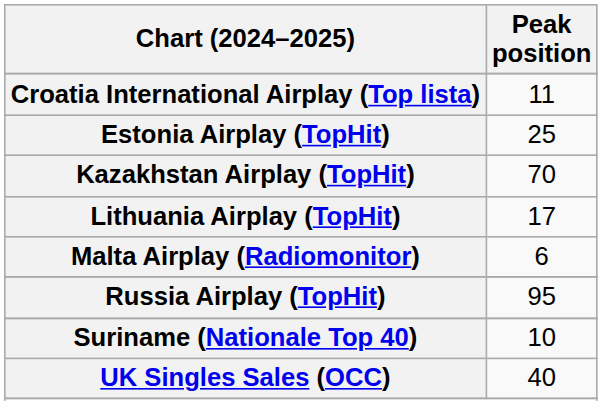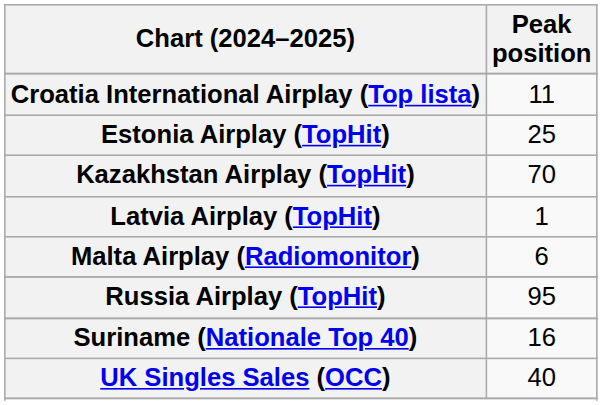+ row: (245, 216)
- row: (245, 216)
(542, 337) 10 -> (542, 337) 16
